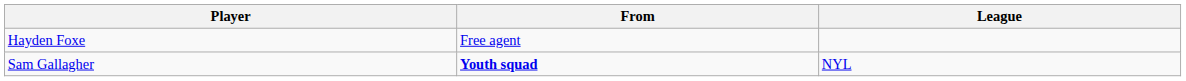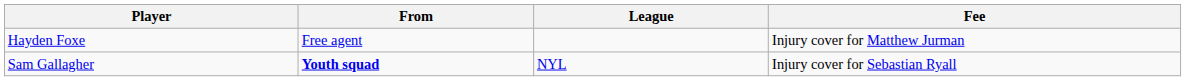+ column: (975, 16)
